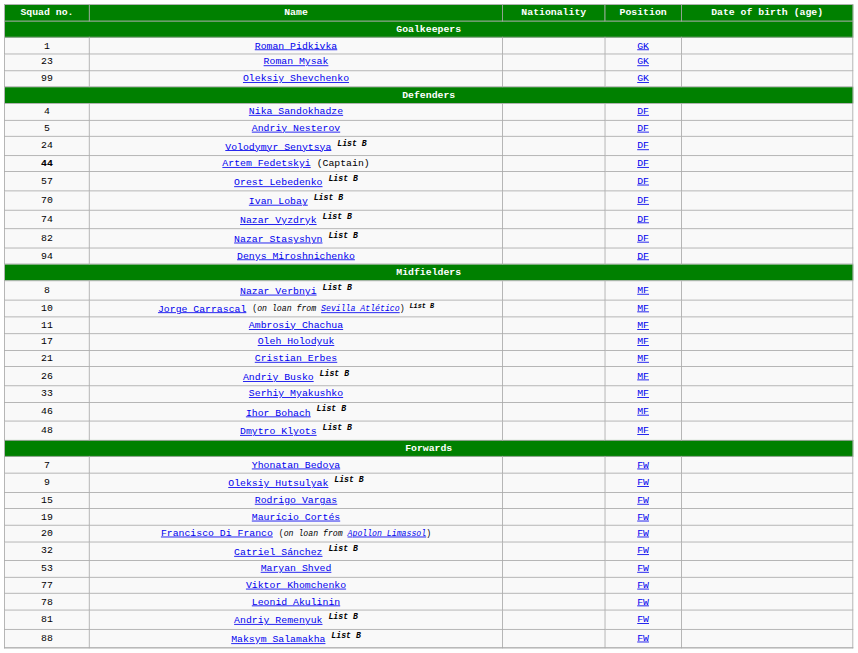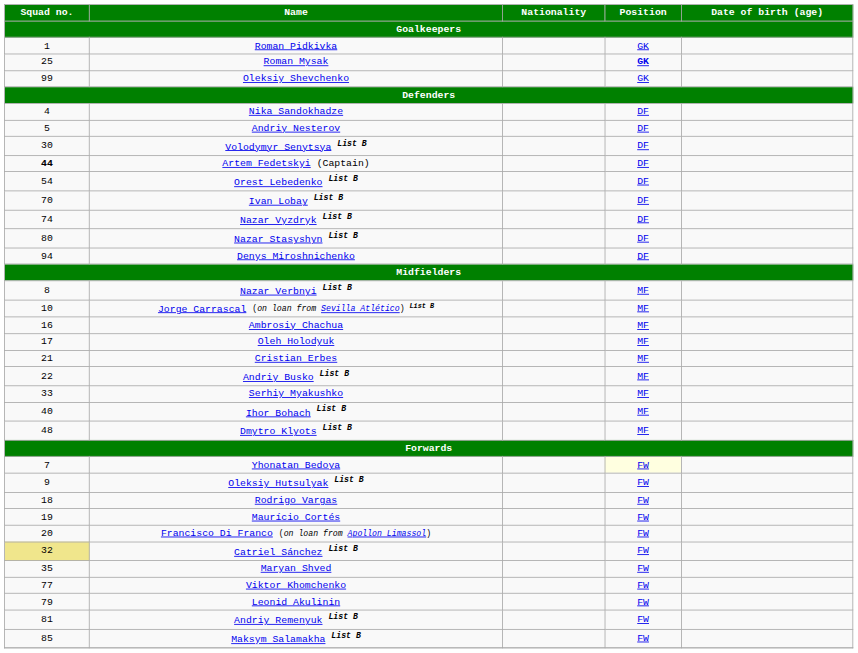(47, 62) 23 -> (47, 62) 25
(643, 62) normal -> (643, 62) bold
(47, 146) 24 -> (47, 146) 30
(47, 181) 57 -> (47, 181) 54
(47, 238) 82 -> (47, 238) 80
(47, 325) 11 -> (47, 325) 16
(47, 376) 26 -> (47, 376) 22
(47, 411) 46 -> (47, 411) 40
(643, 465) no background -> (643, 465) lightyellow background
(47, 500) 15 -> (47, 500) 18
(47, 551) no background -> (47, 551) khaki background
(47, 568) 53 -> (47, 568) 35
(47, 602) 78 -> (47, 602) 79
(47, 638) 88 -> (47, 638) 85
